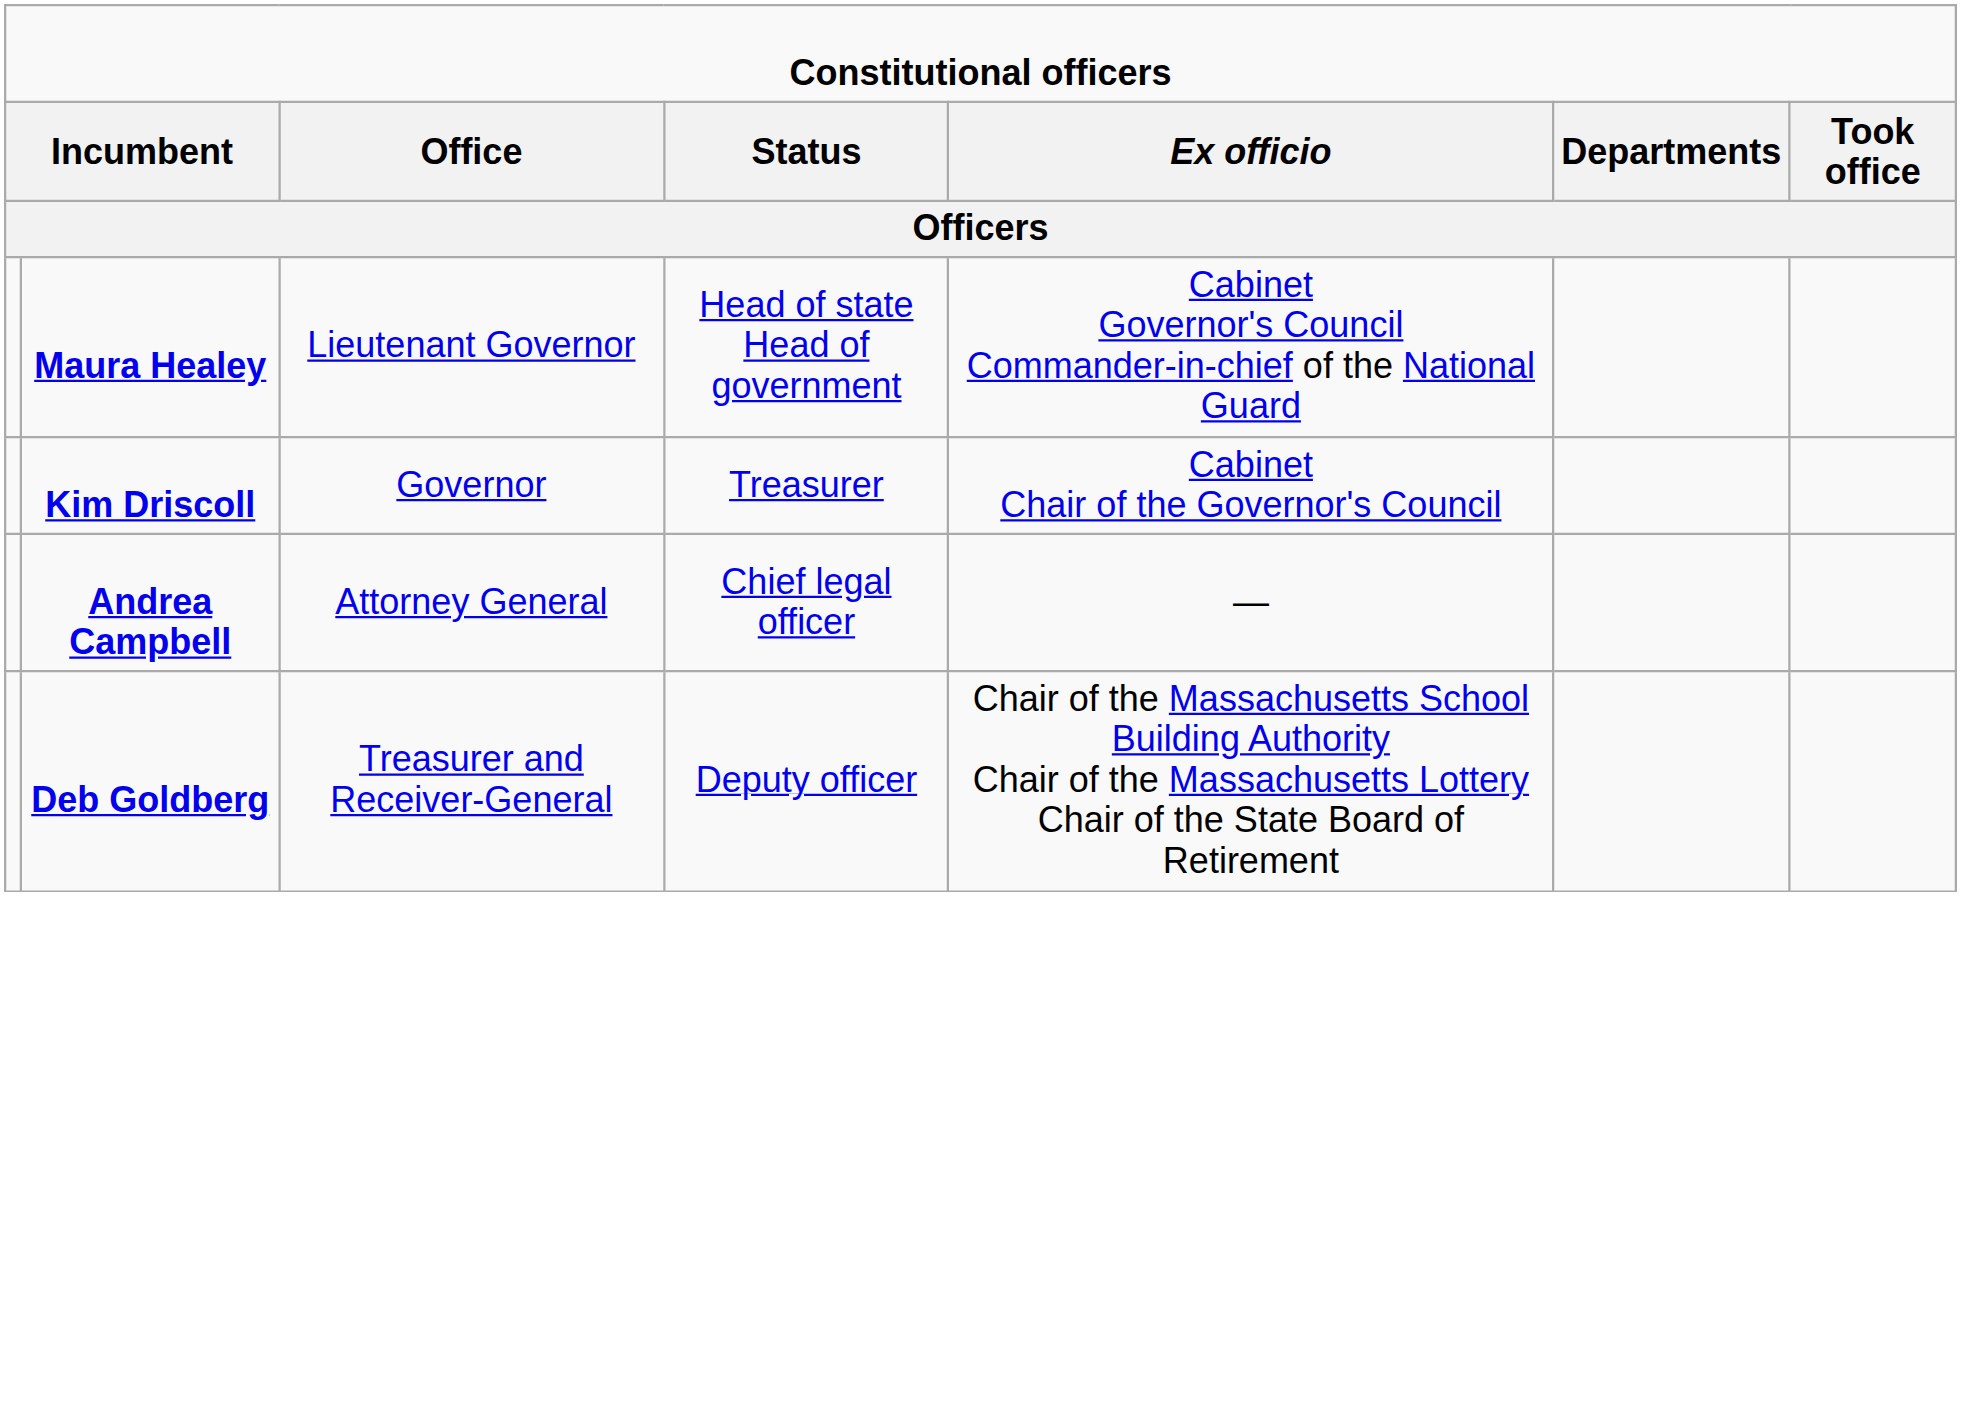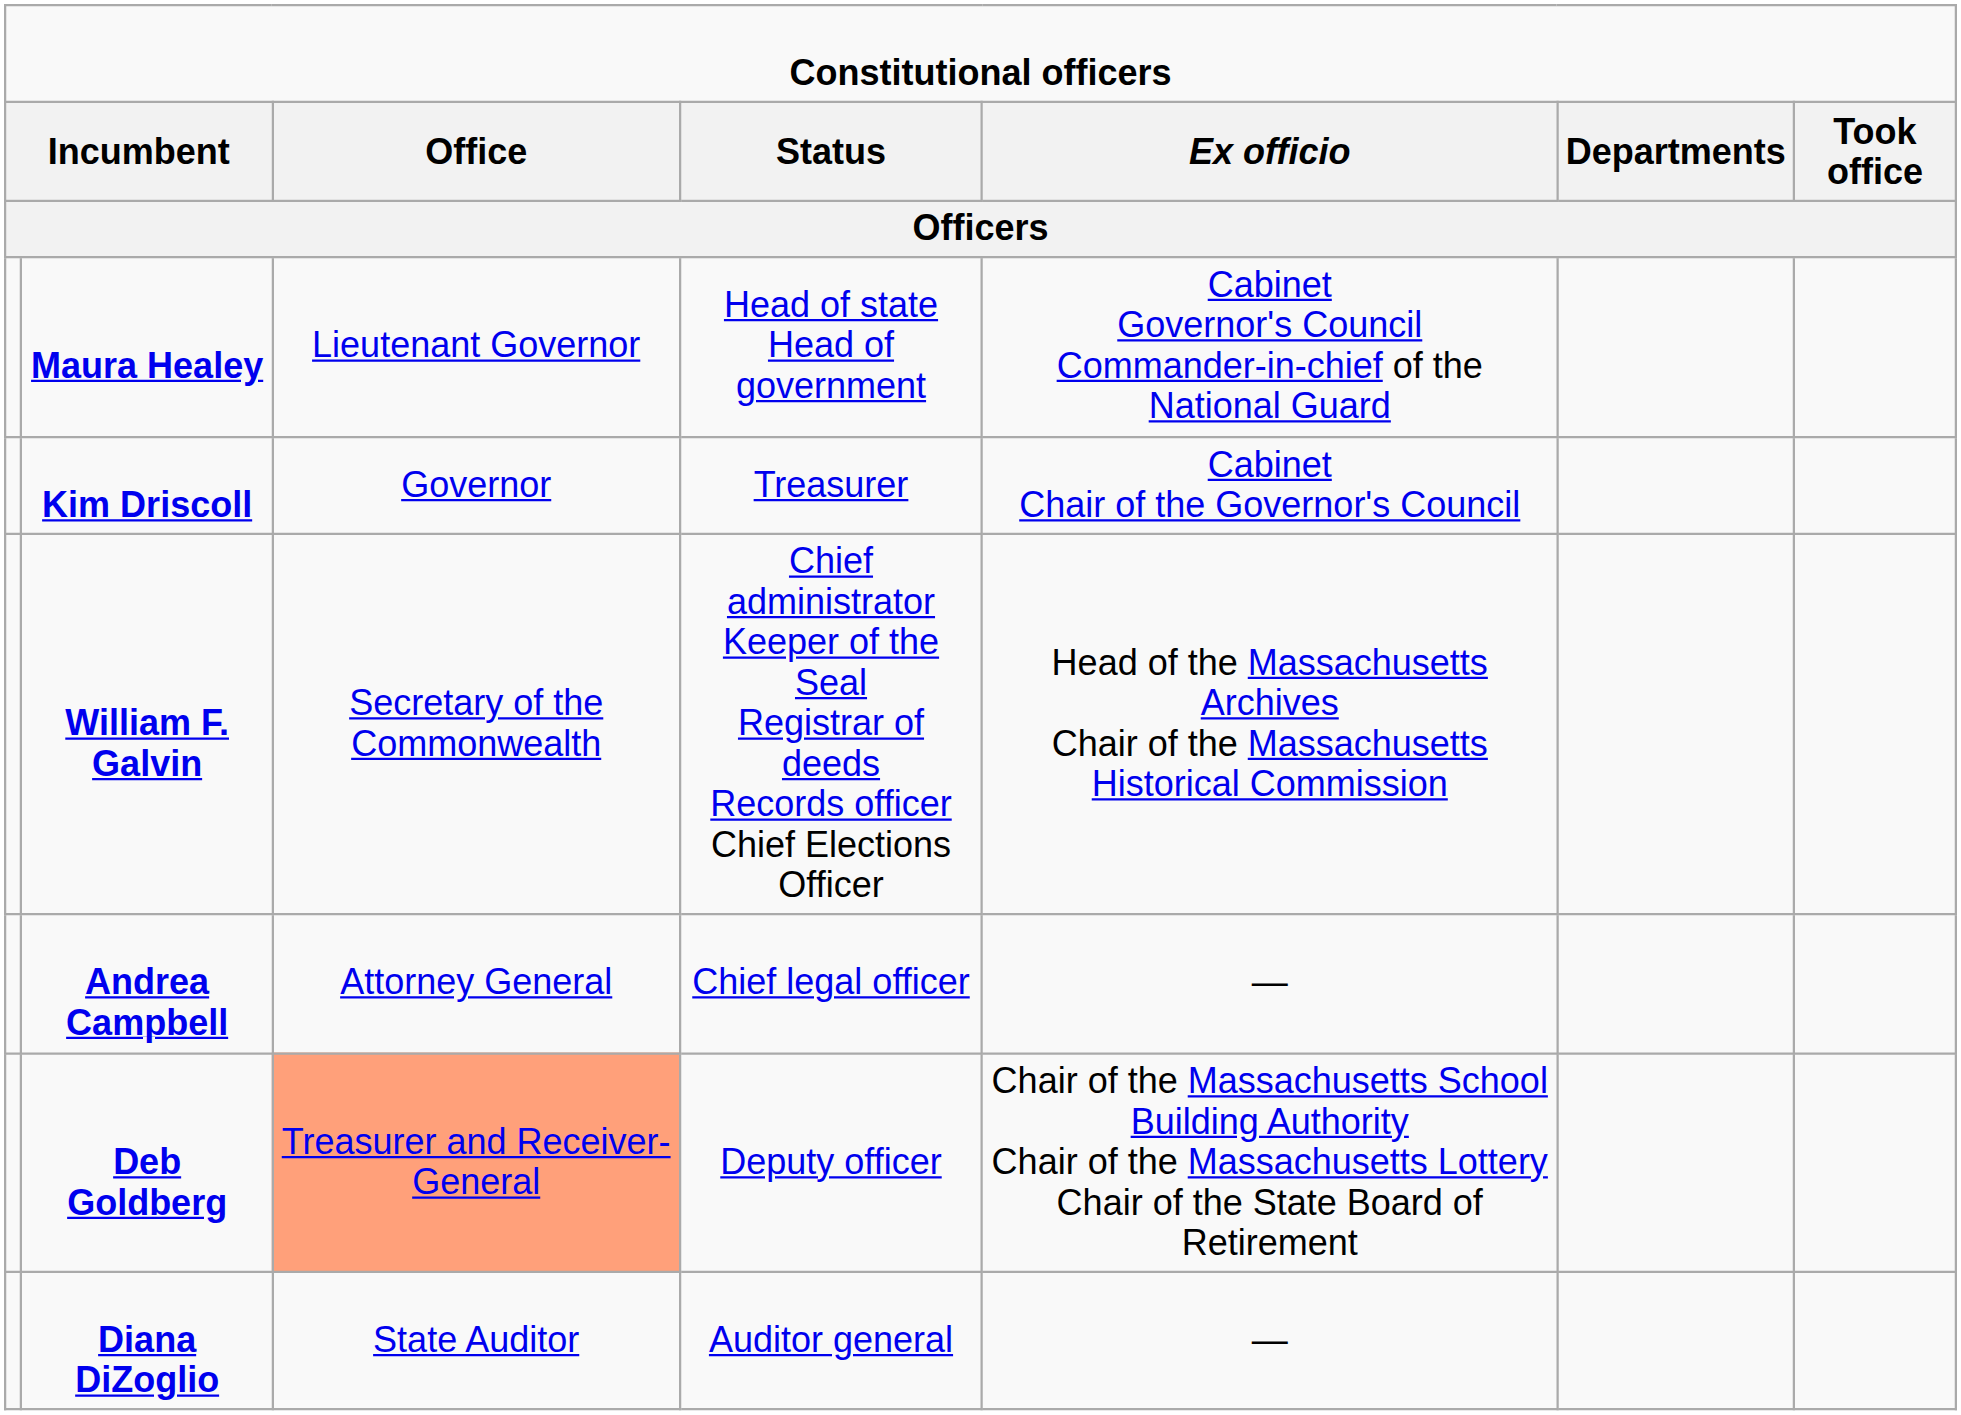+ row: (147, 743)
(471, 780) no background -> (476, 1161) lightsalmon background
+ row: (147, 1360)
